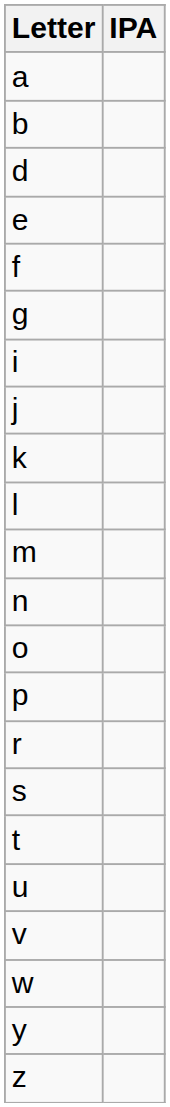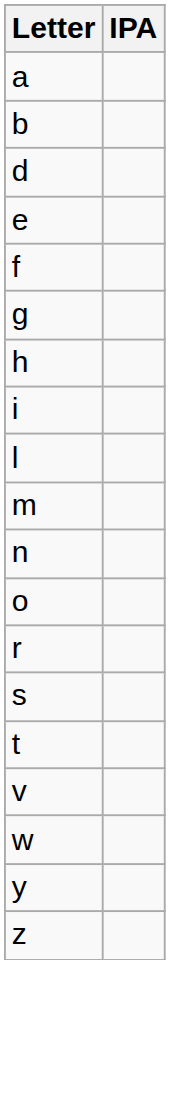+ row: (20, 362)
- row: (15, 409)
- row: (19, 457)
- row: (20, 696)
- row: (20, 887)
